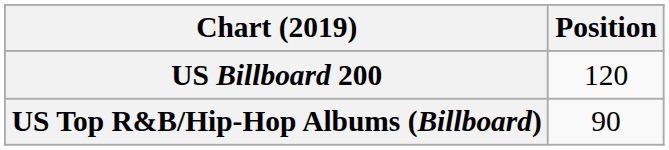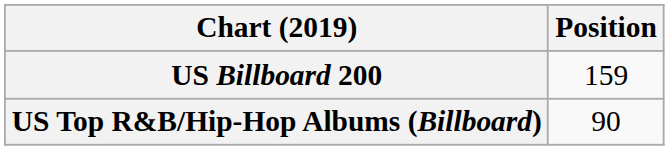(606, 74) 120 -> (606, 74) 159
